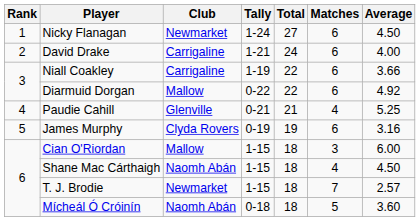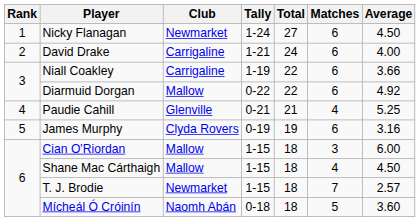(201, 168) Naomh Abán -> (185, 168) Mallow
